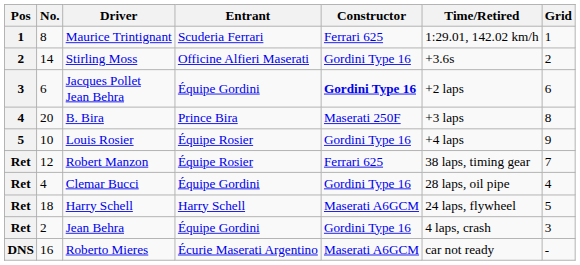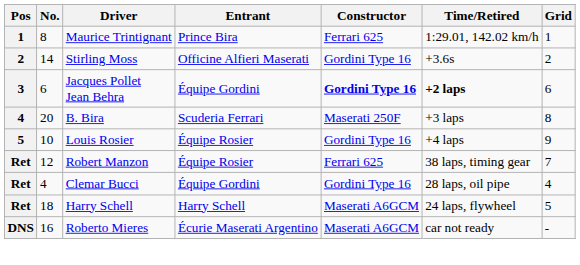(221, 37) Scuderia Ferrari -> (208, 37) Prince Bira
(444, 88) normal -> (445, 88) bold
(208, 118) Prince Bira -> (221, 118) Scuderia Ferrari
- row: (95, 227)
